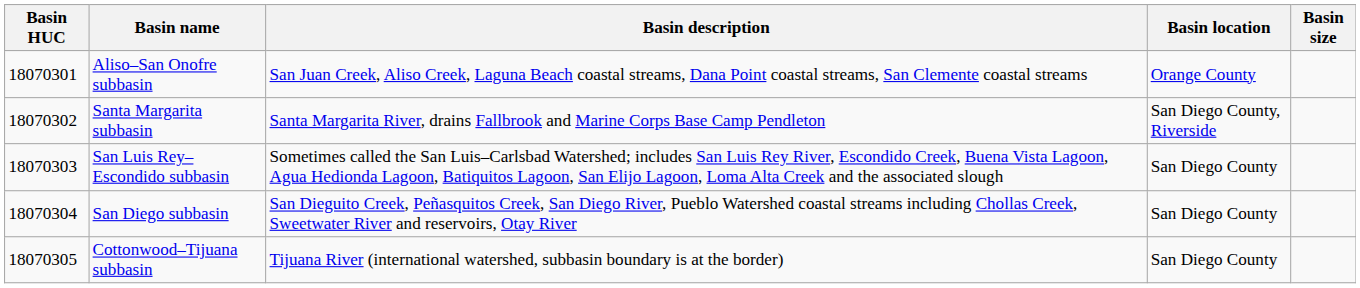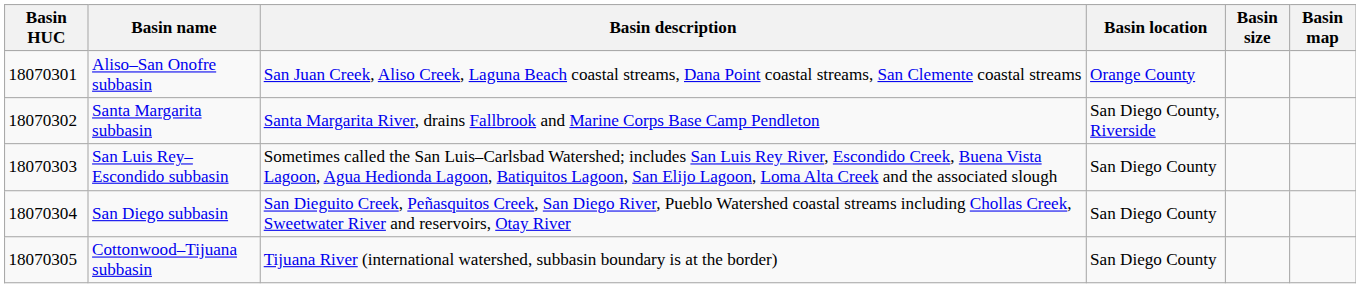+ column: (1323, 27)
